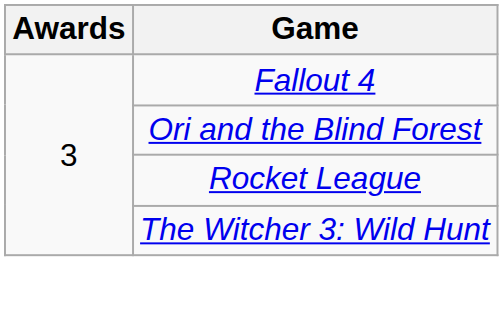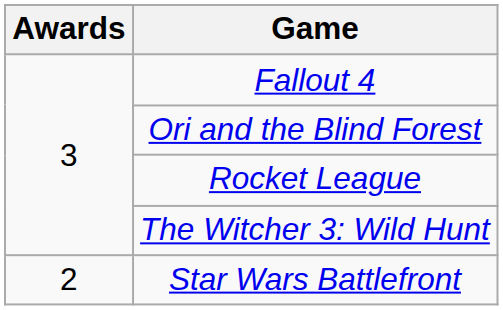+ row: (315, 279)
